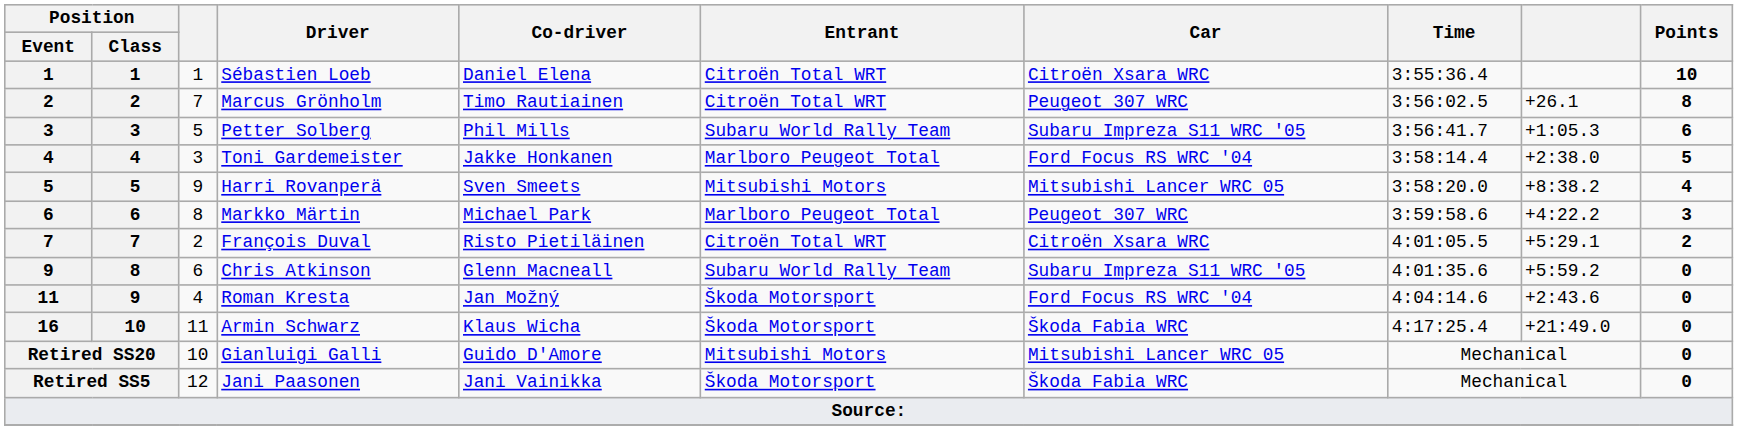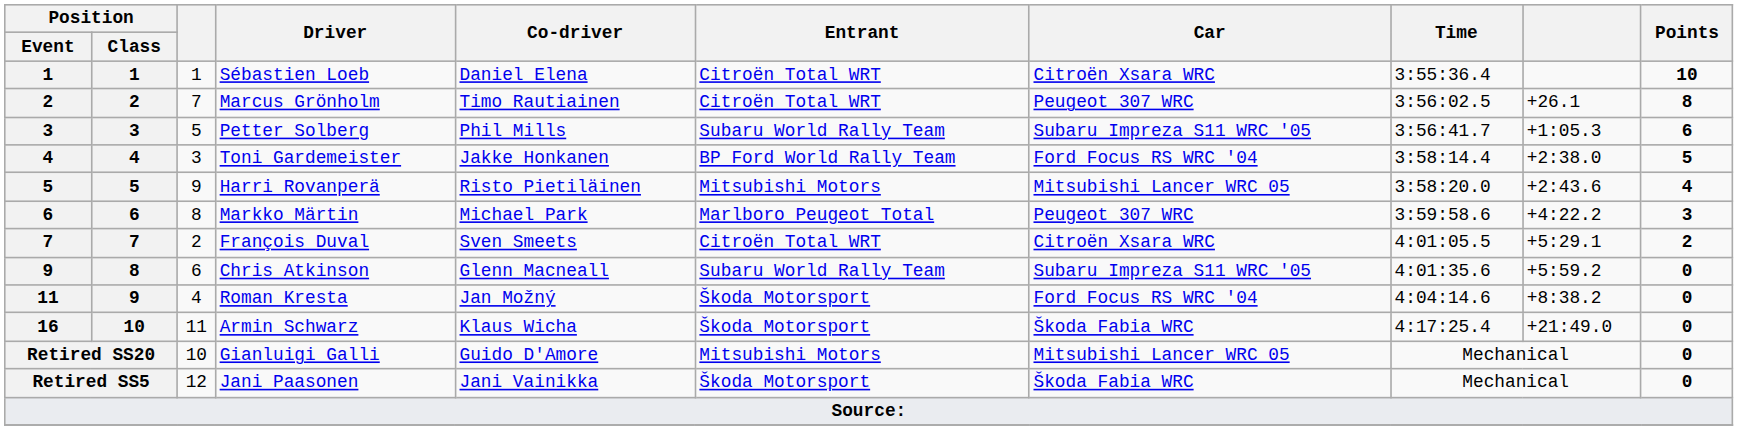(822, 159) Marlboro Peugeot Total -> (827, 159) BP Ford World Rally Team
(522, 187) Sven Smeets -> (550, 187) Risto Pietiläinen
(1562, 187) +8:38.2 -> (1564, 187) +2:43.6
(554, 243) Risto Pietiläinen -> (518, 243) Sven Smeets
(1562, 299) +2:43.6 -> (1564, 299) +8:38.2
